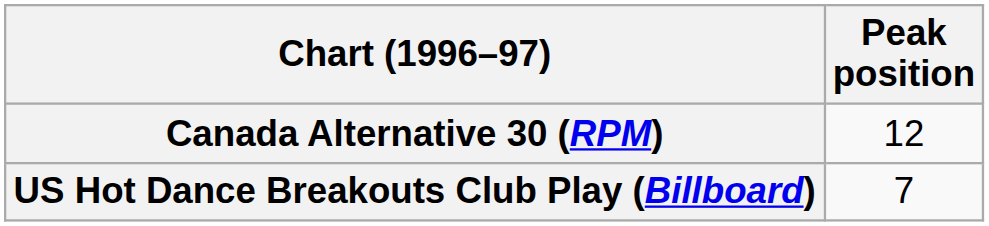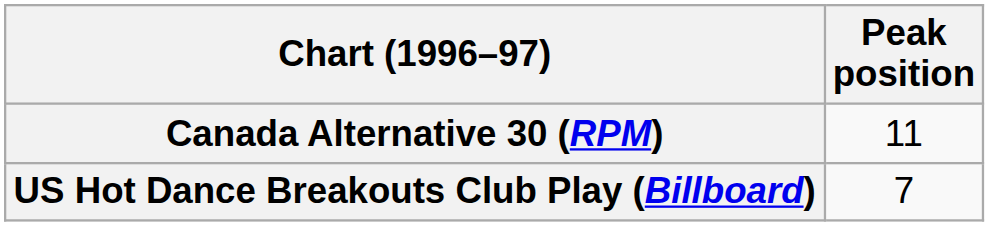(904, 132) 12 -> (904, 132) 11
